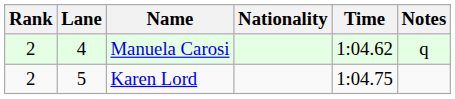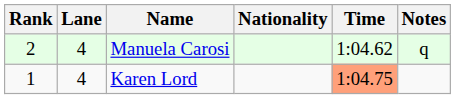(31, 78) 2 -> (31, 78) 1
(82, 78) 5 -> (82, 78) 4
(365, 78) no background -> (365, 78) lightsalmon background
